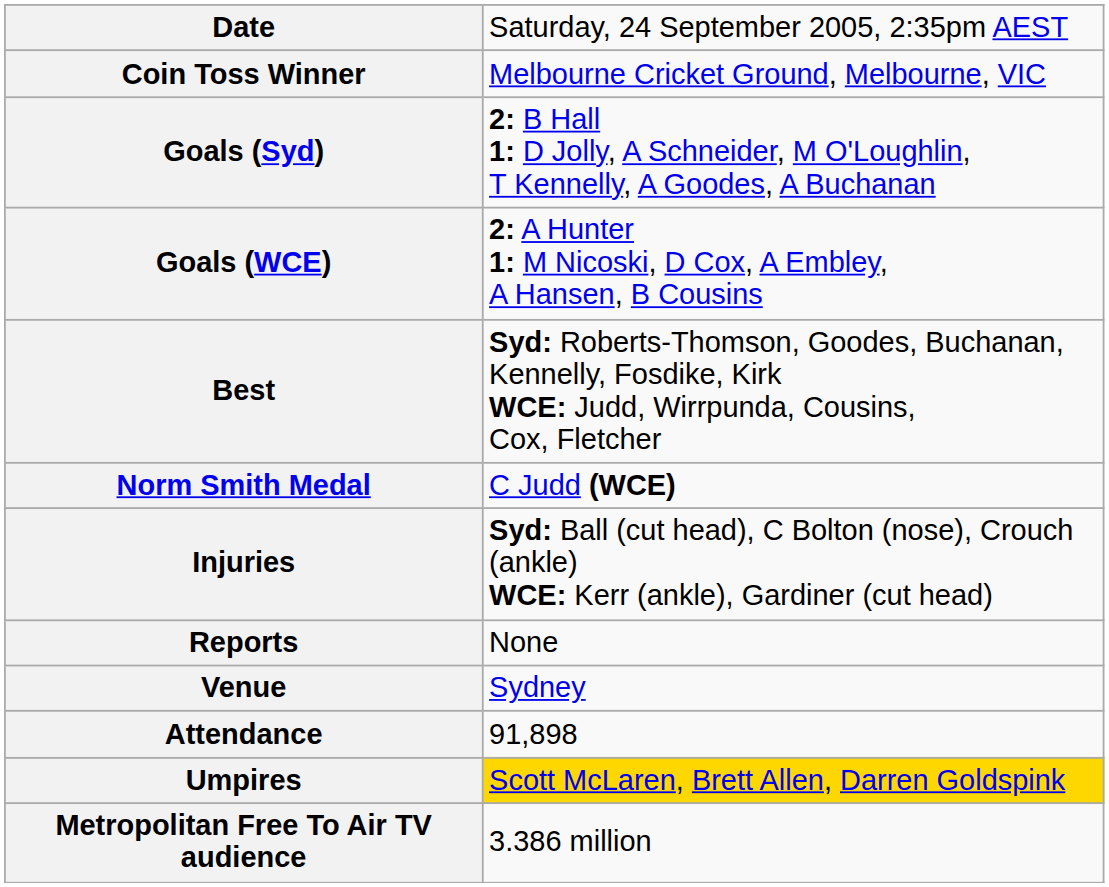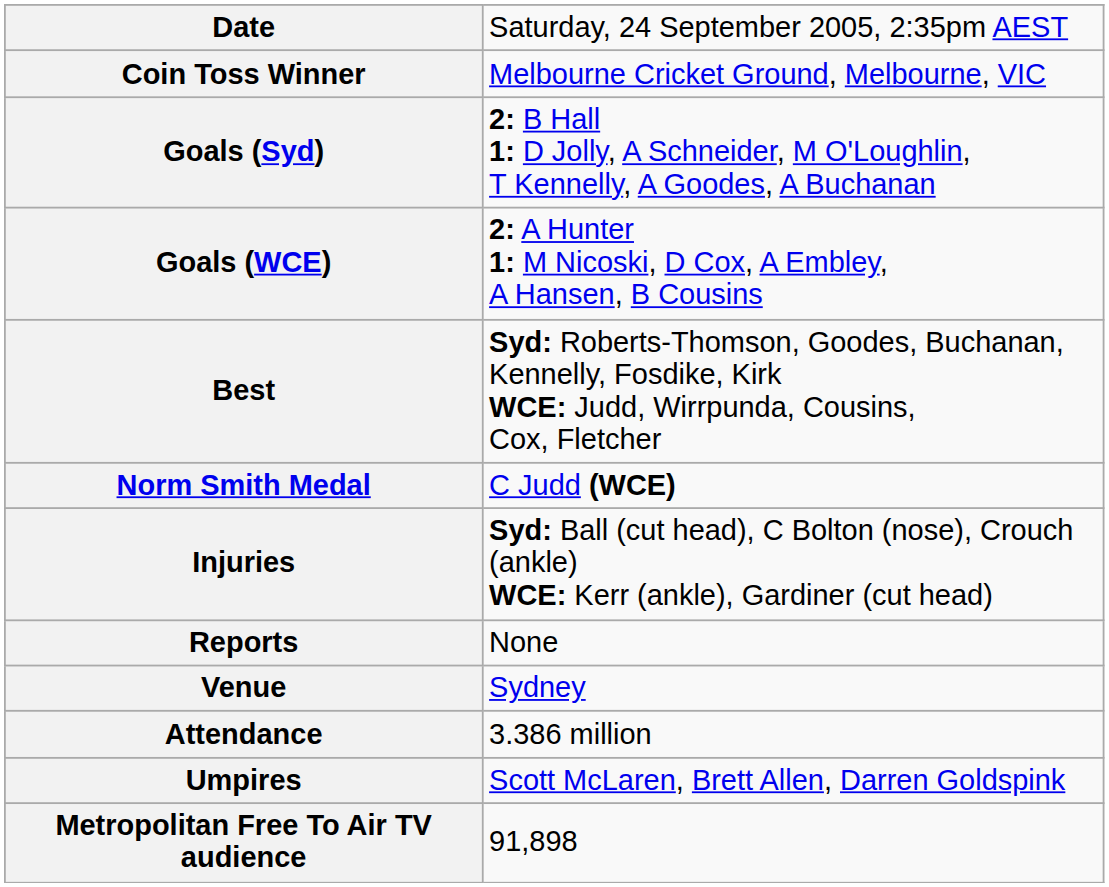(533, 734) 91,898 -> (570, 734) 3.386 million
(777, 779) gold background -> (777, 779) no background
(570, 842) 3.386 million -> (533, 842) 91,898
